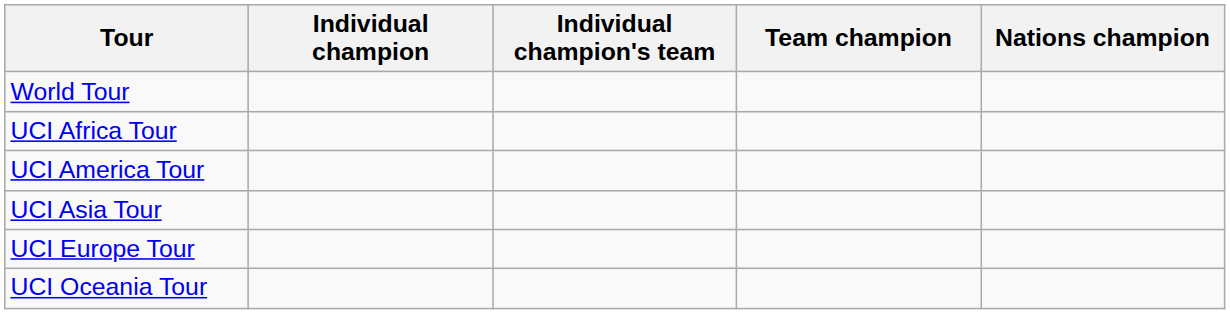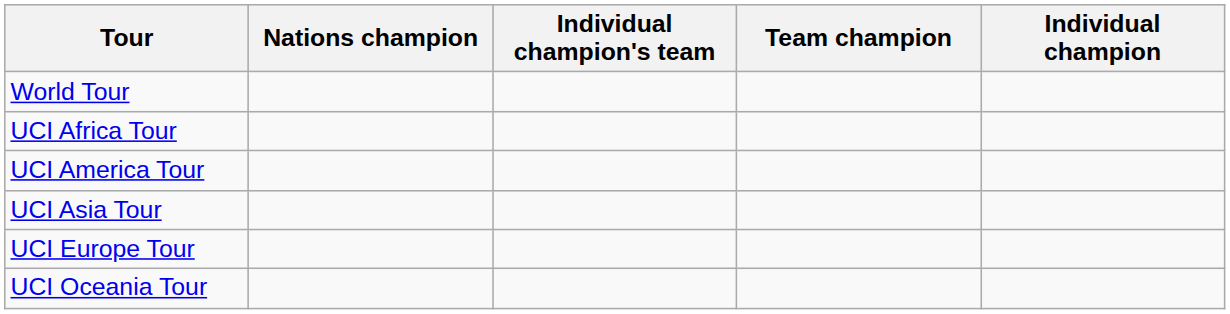columns swapped: (371, 38) <-> (1102, 38)
